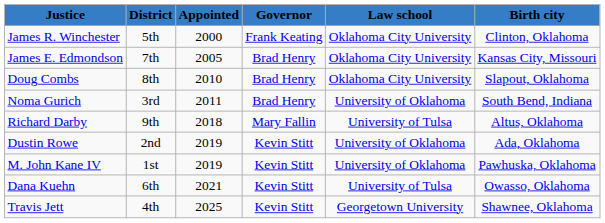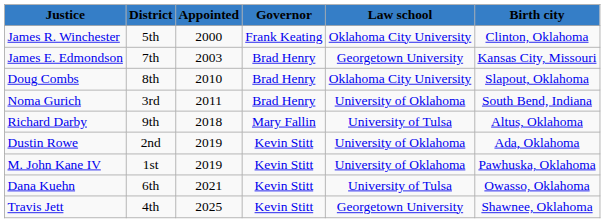(209, 57) 2005 -> (209, 57) 2003
(400, 57) Oklahoma City University -> (400, 57) Georgetown University
